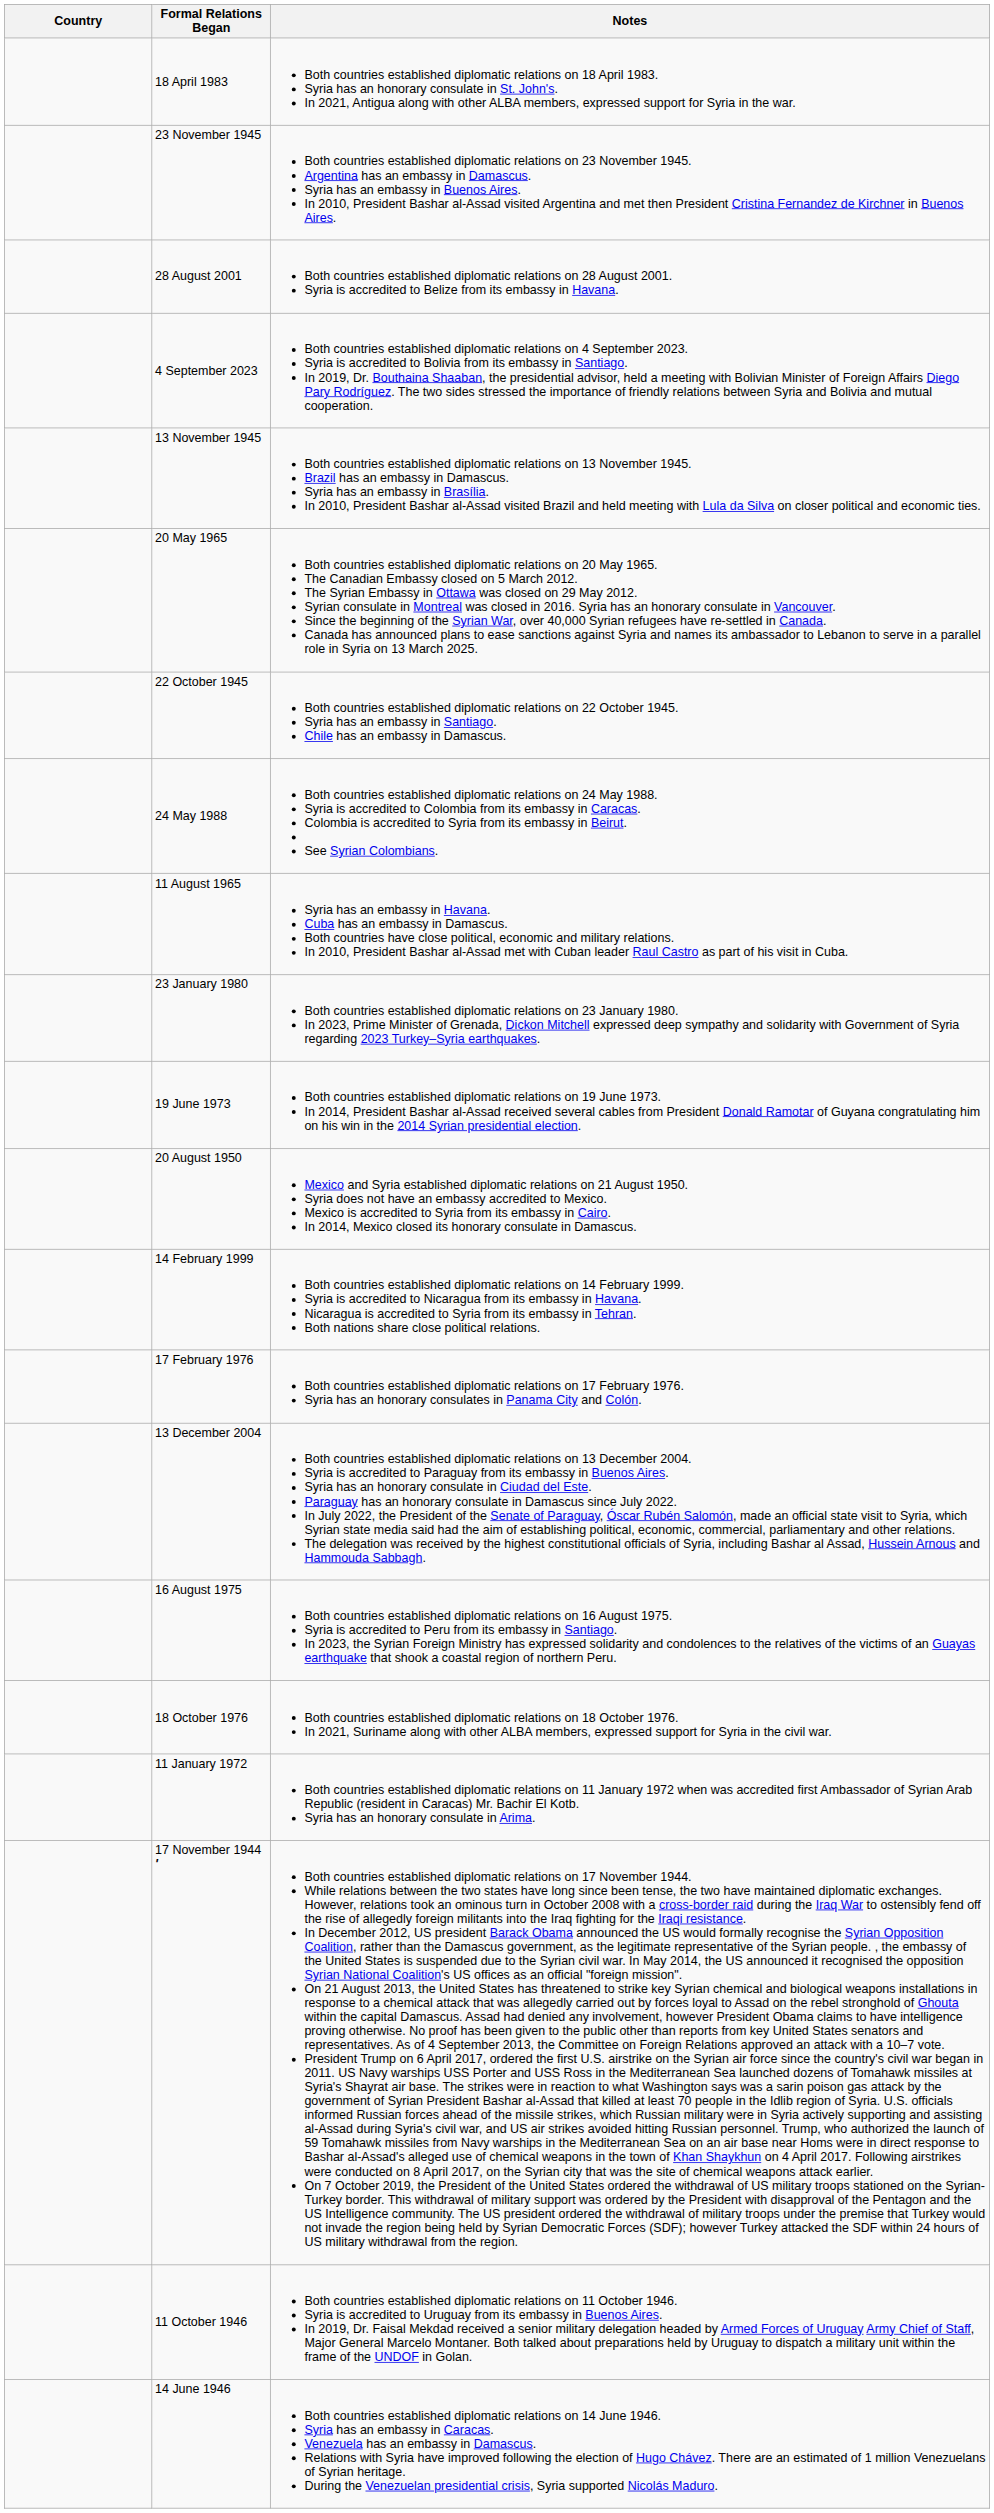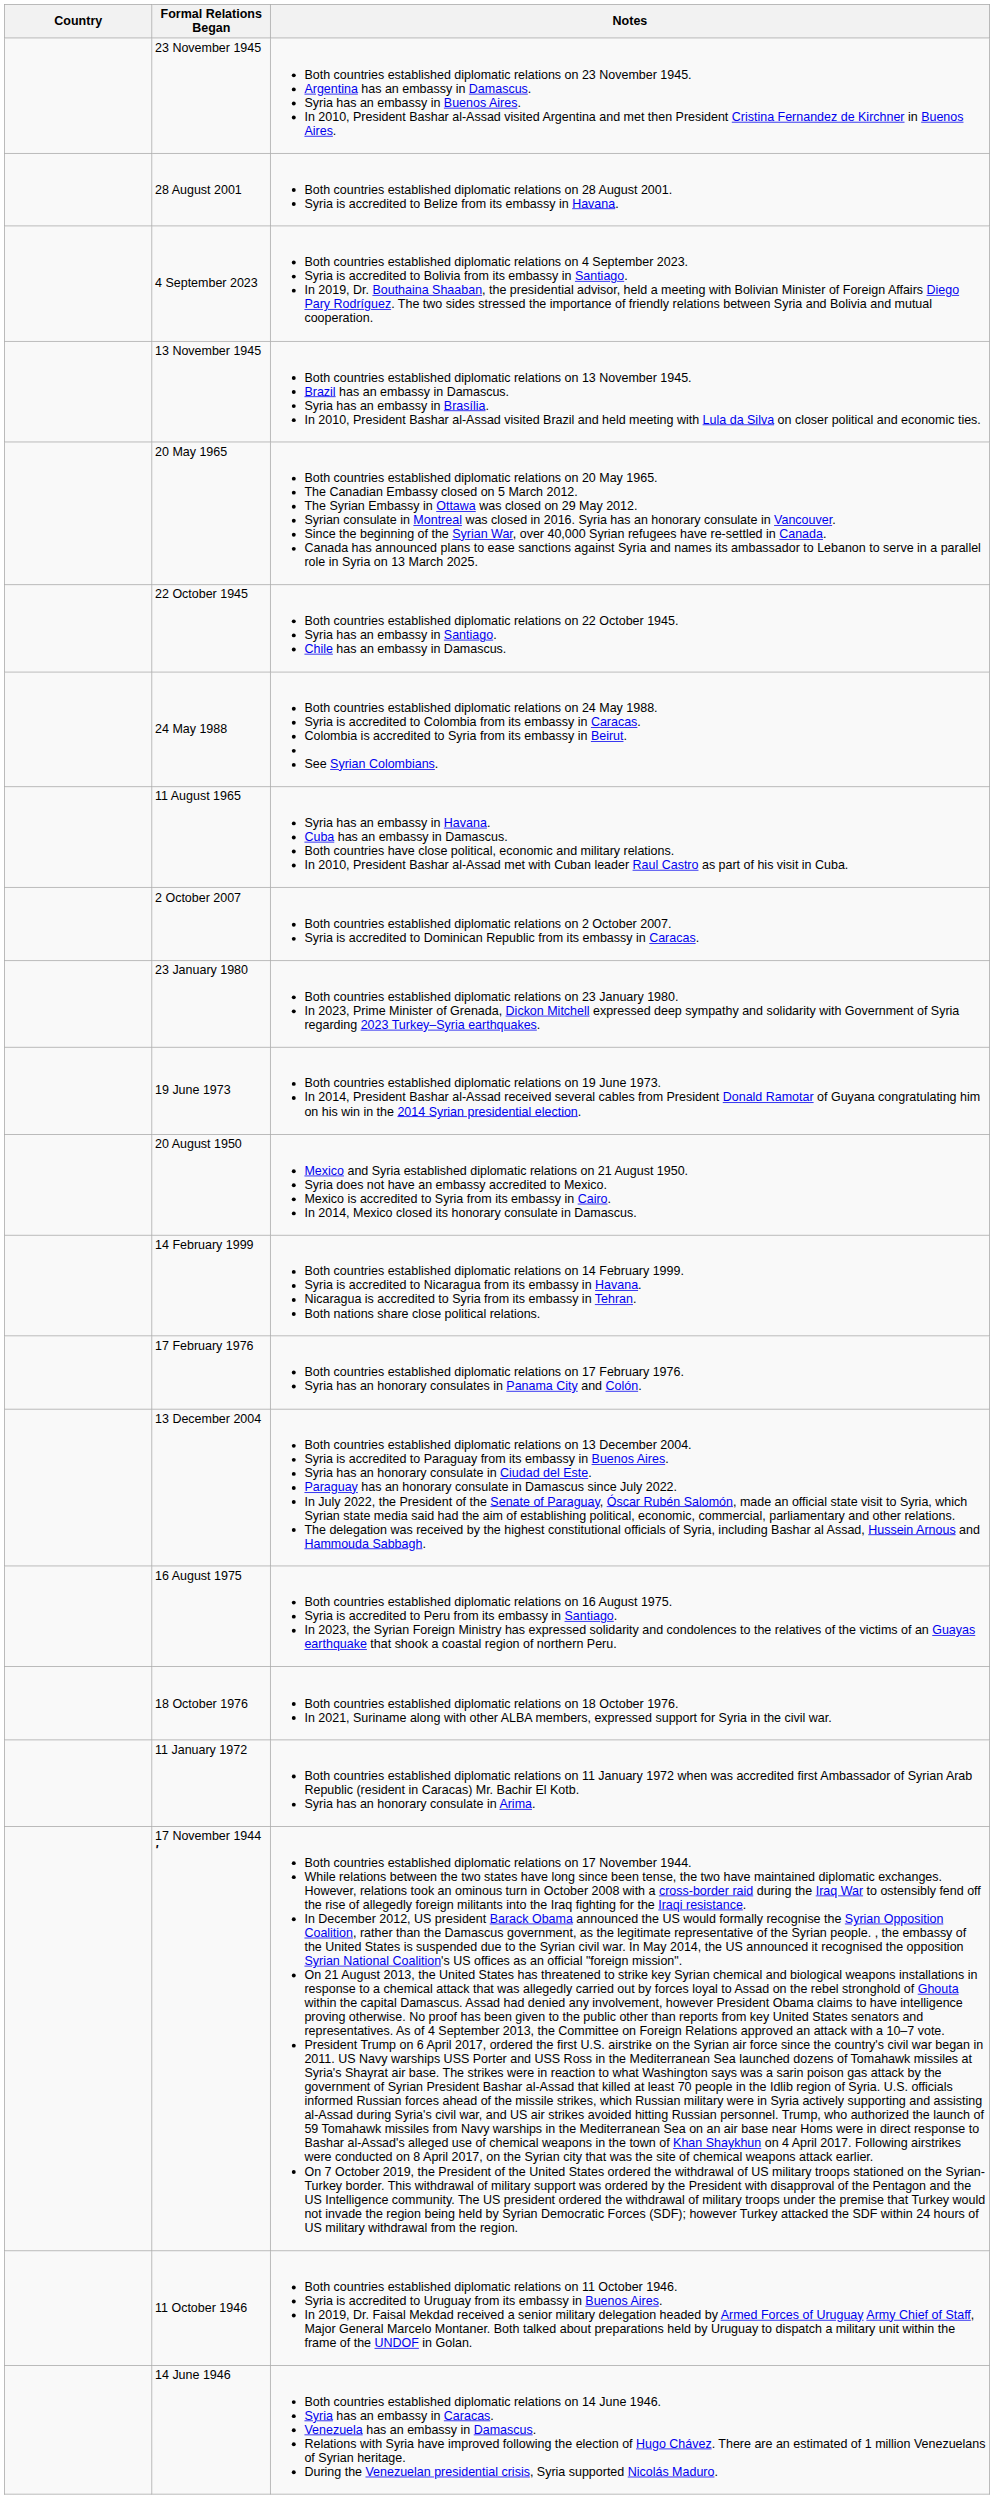- row: (191, 81)
+ row: (198, 897)
